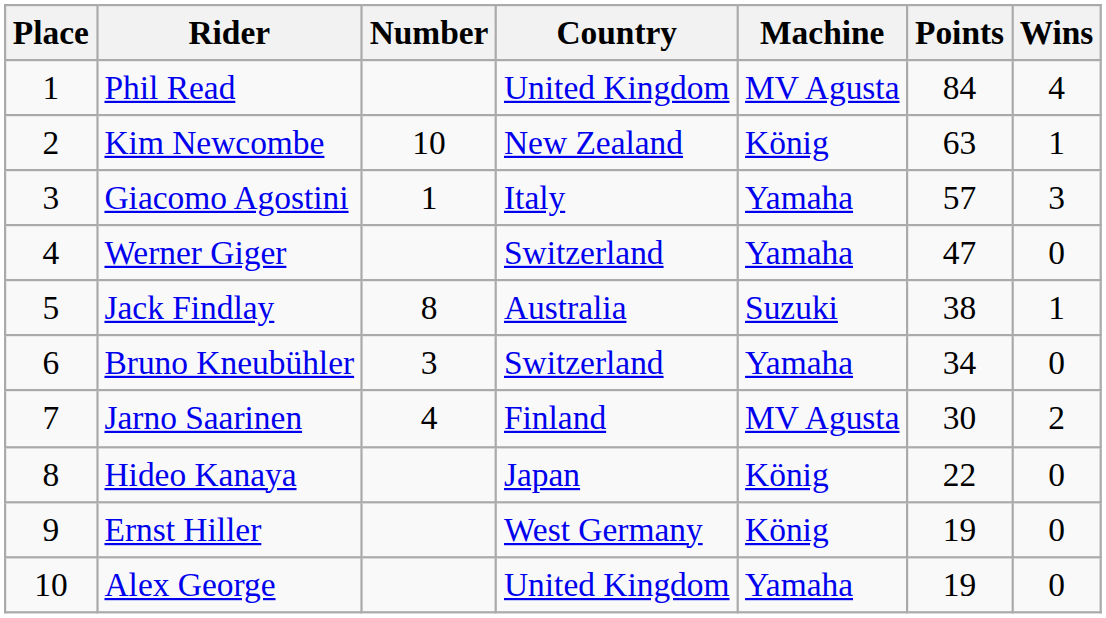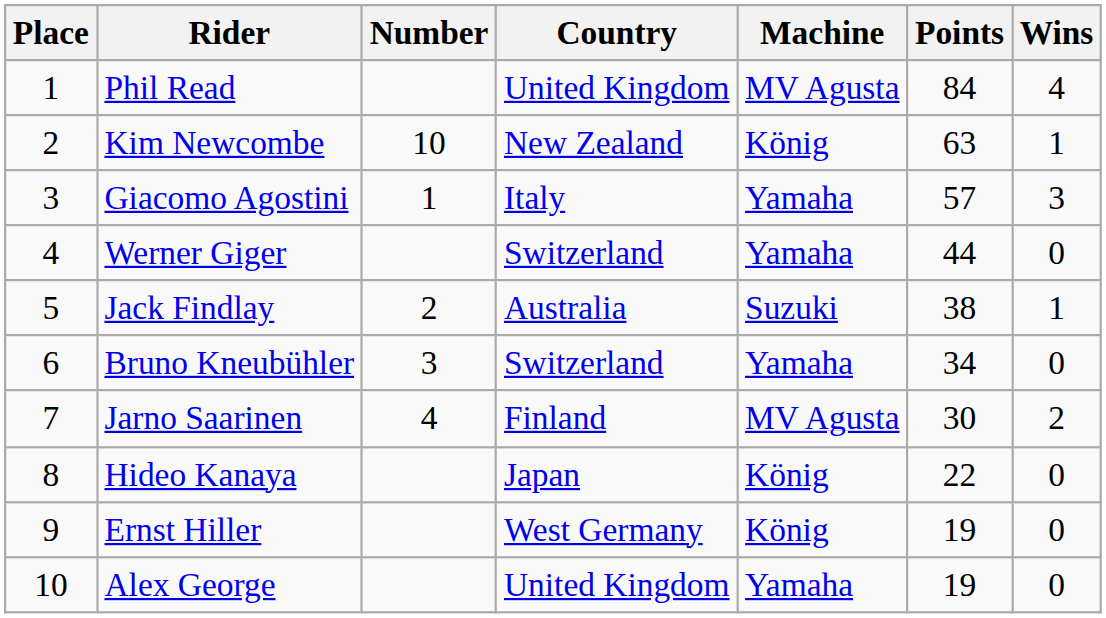(960, 252) 47 -> (960, 252) 44
(429, 307) 8 -> (429, 307) 2
